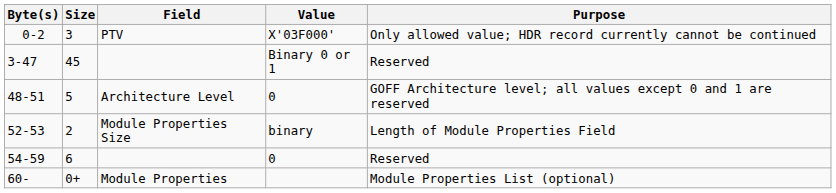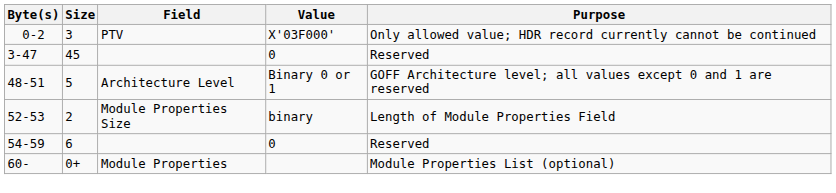(309, 62) Binary 0 or 1 -> (272, 55) 0
(272, 96) 0 -> (309, 82) Binary 0 or 1
